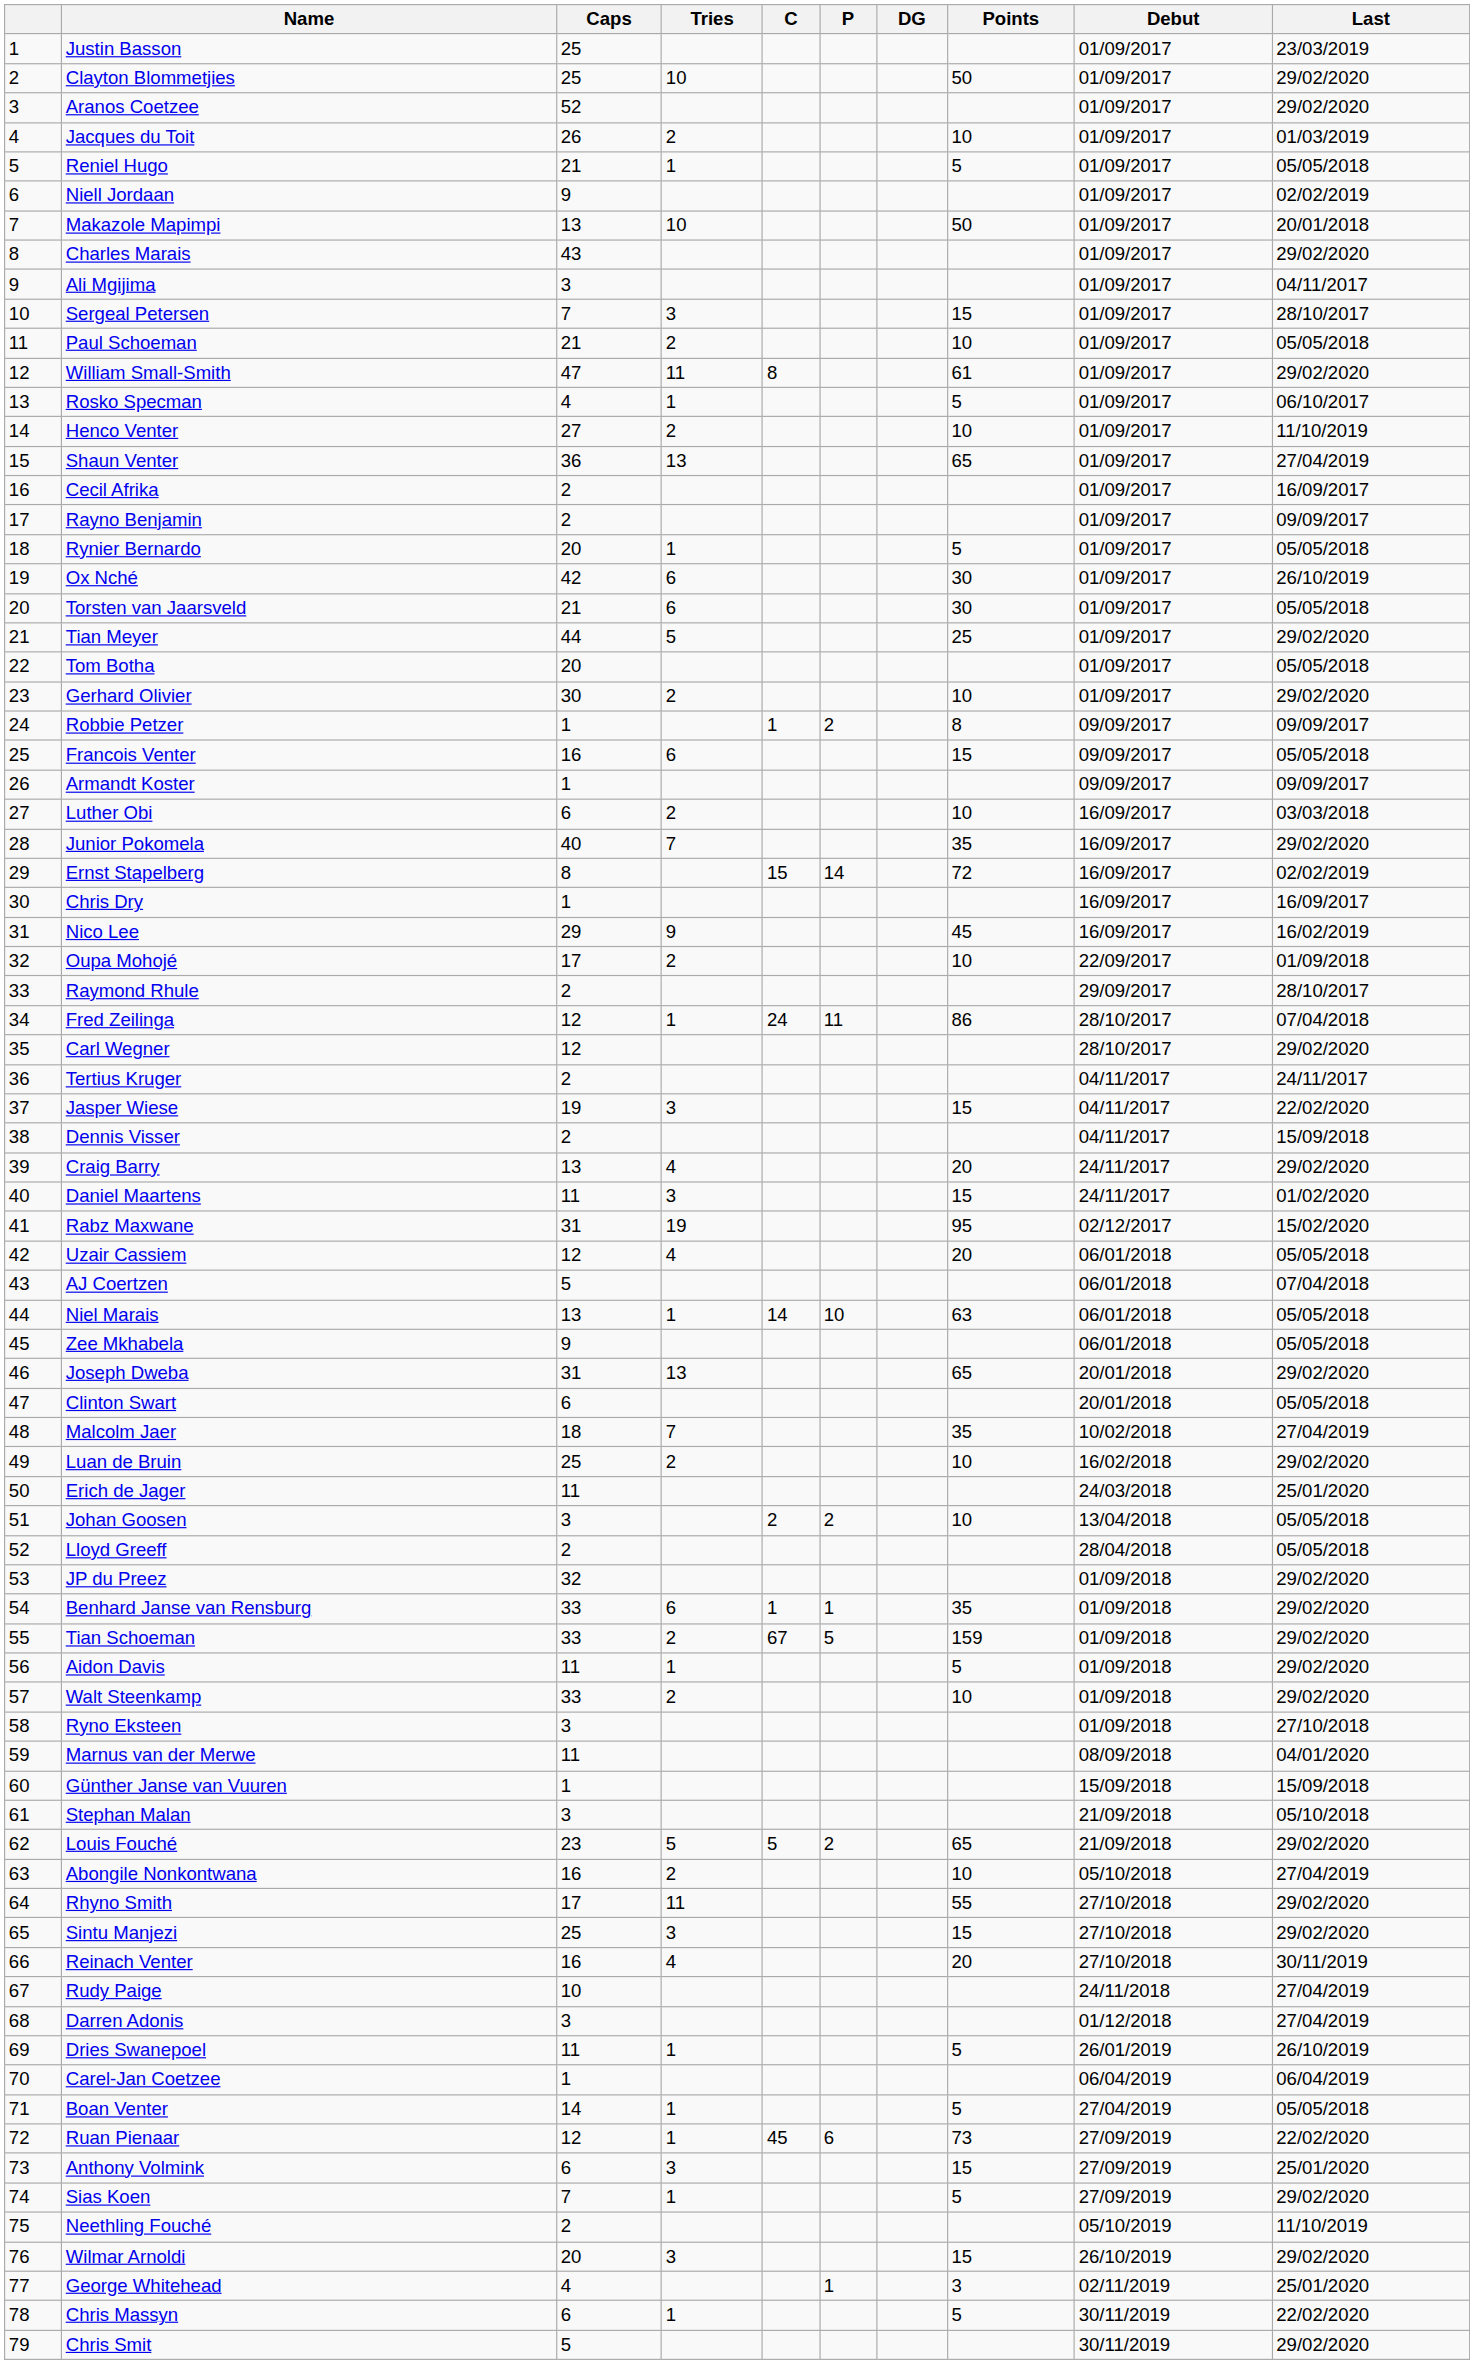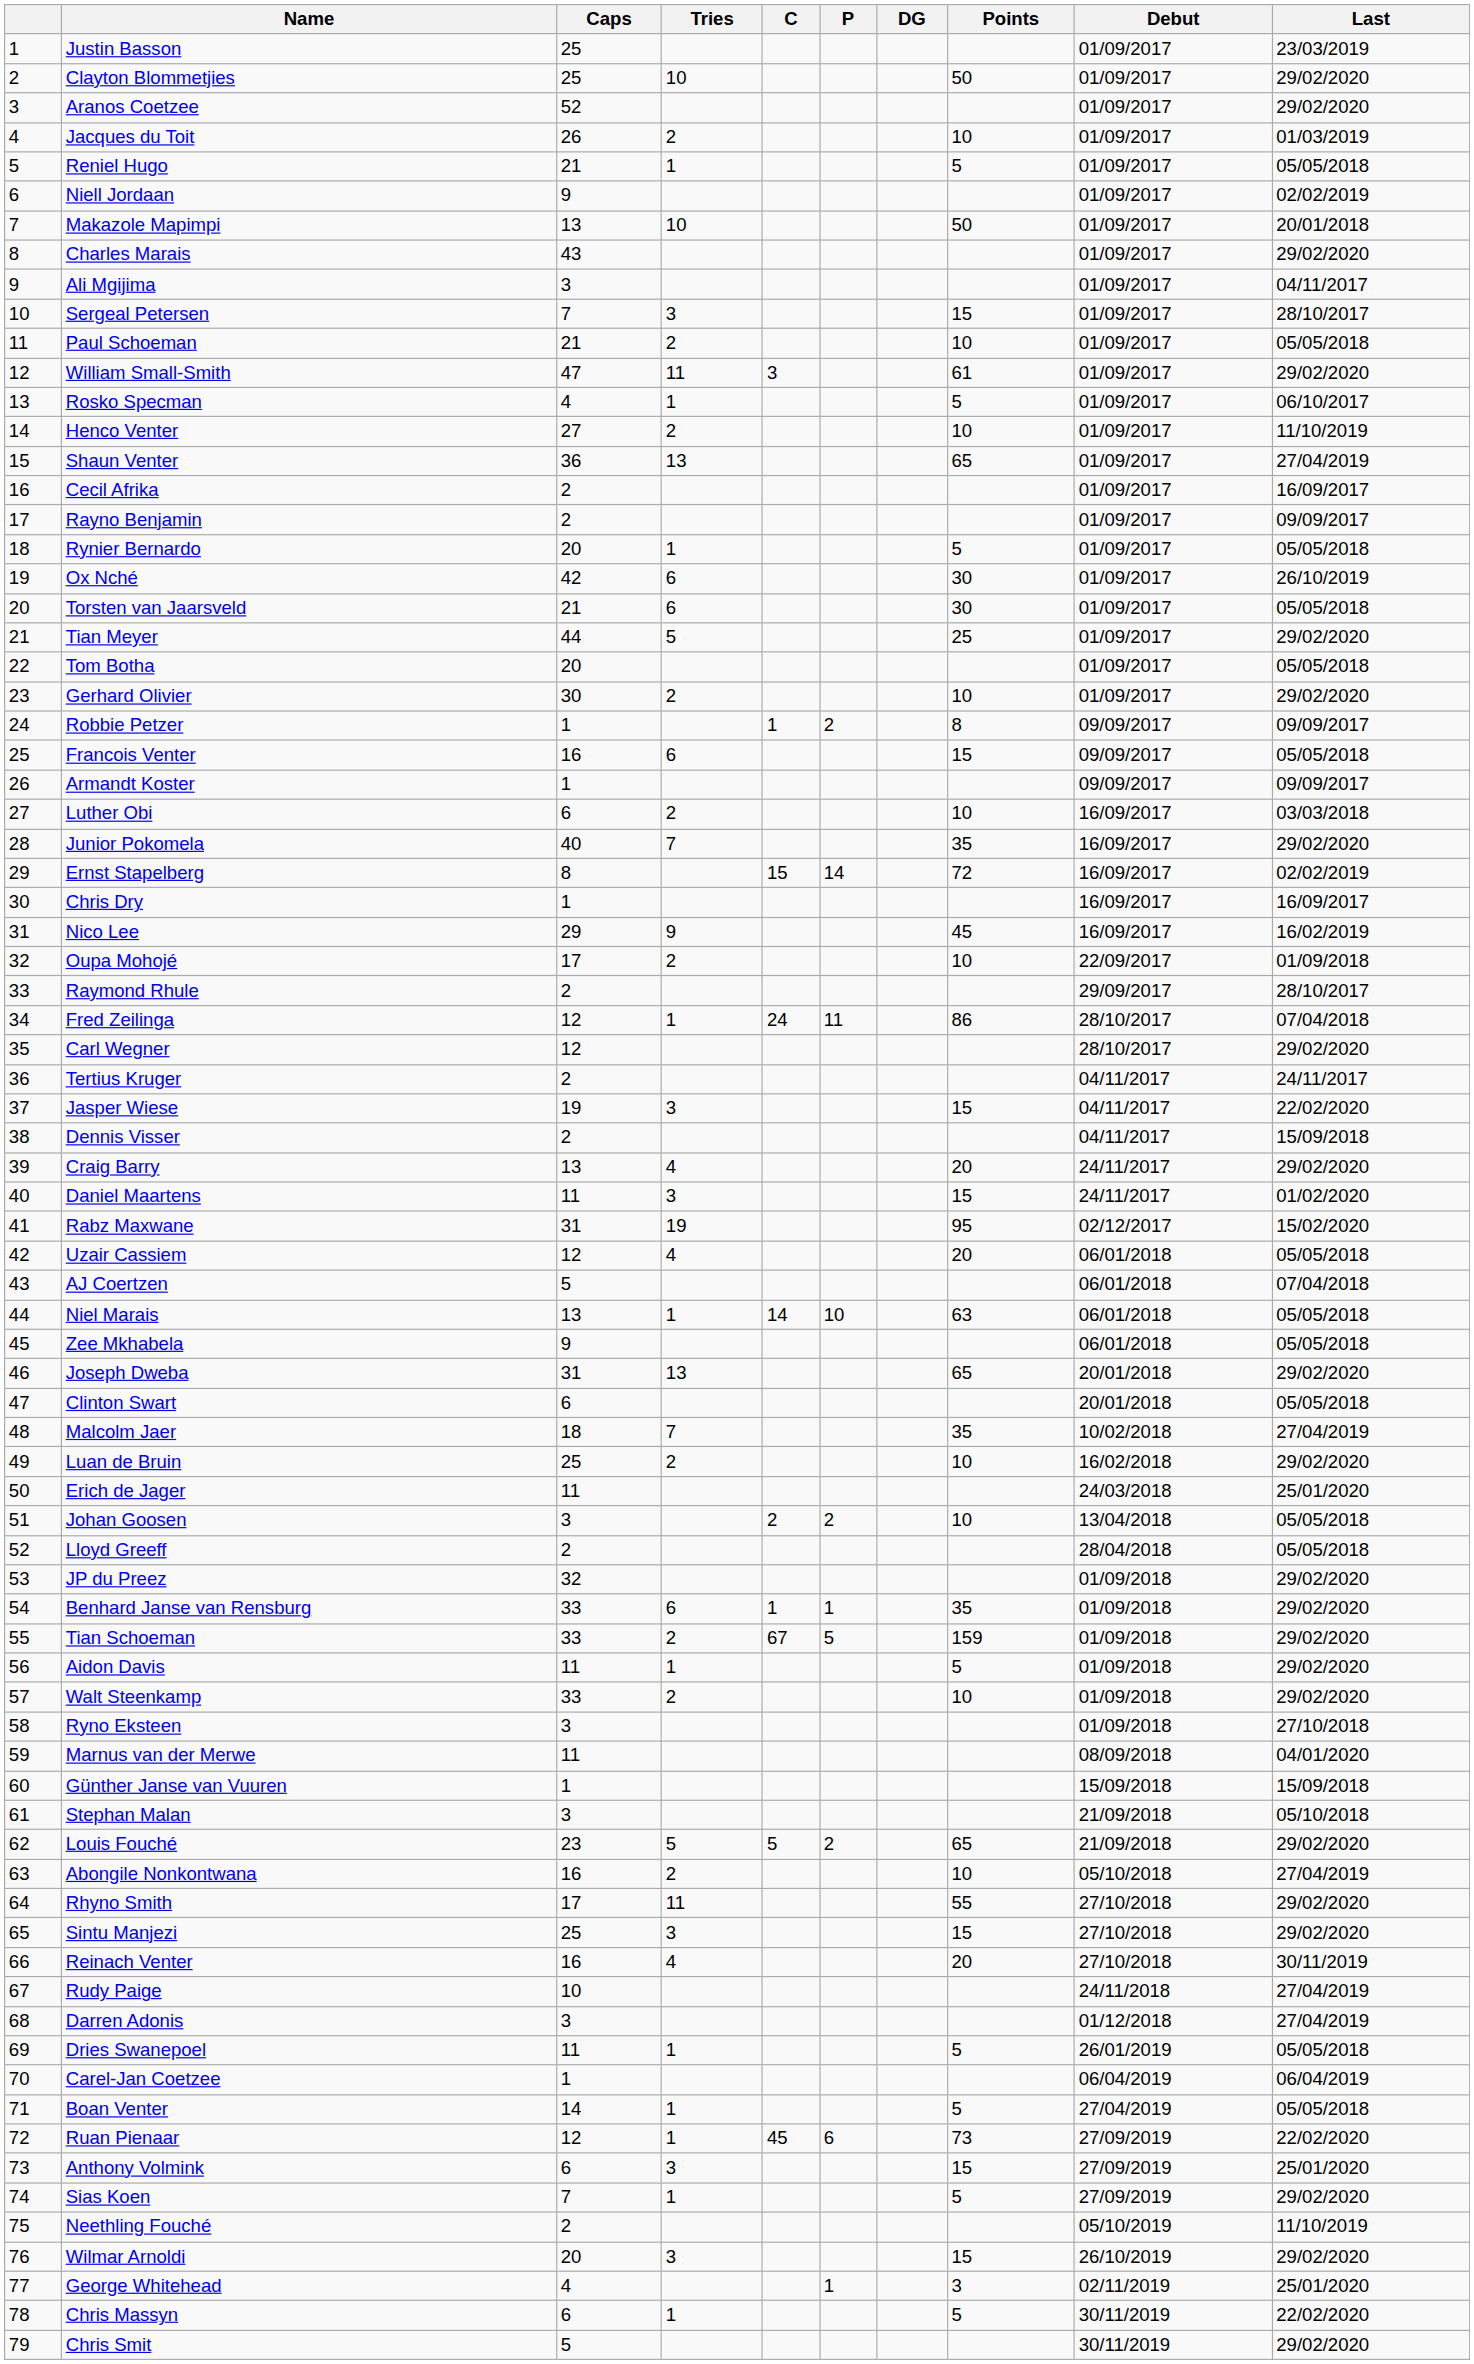(772, 372) 8 -> (772, 372) 3
(1323, 2050) 26/10/2019 -> (1323, 2050) 05/05/2018
